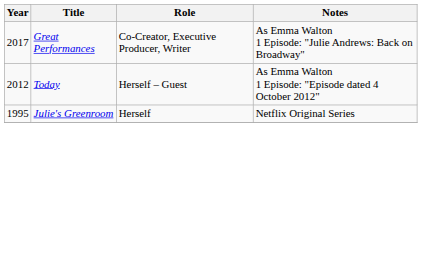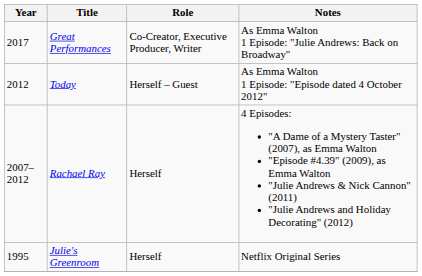+ row: (77, 173)
